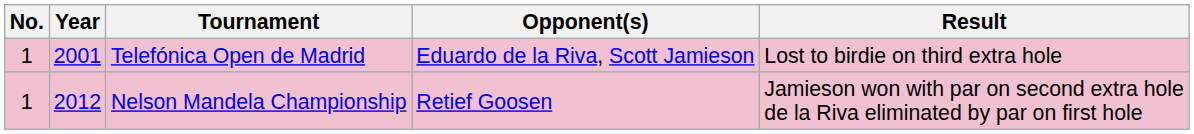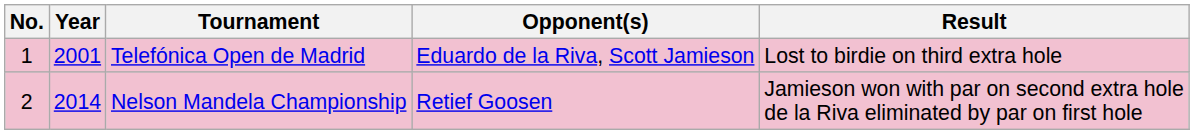(27, 101) 1 -> (27, 101) 2
(77, 101) 2012 -> (77, 101) 2014
